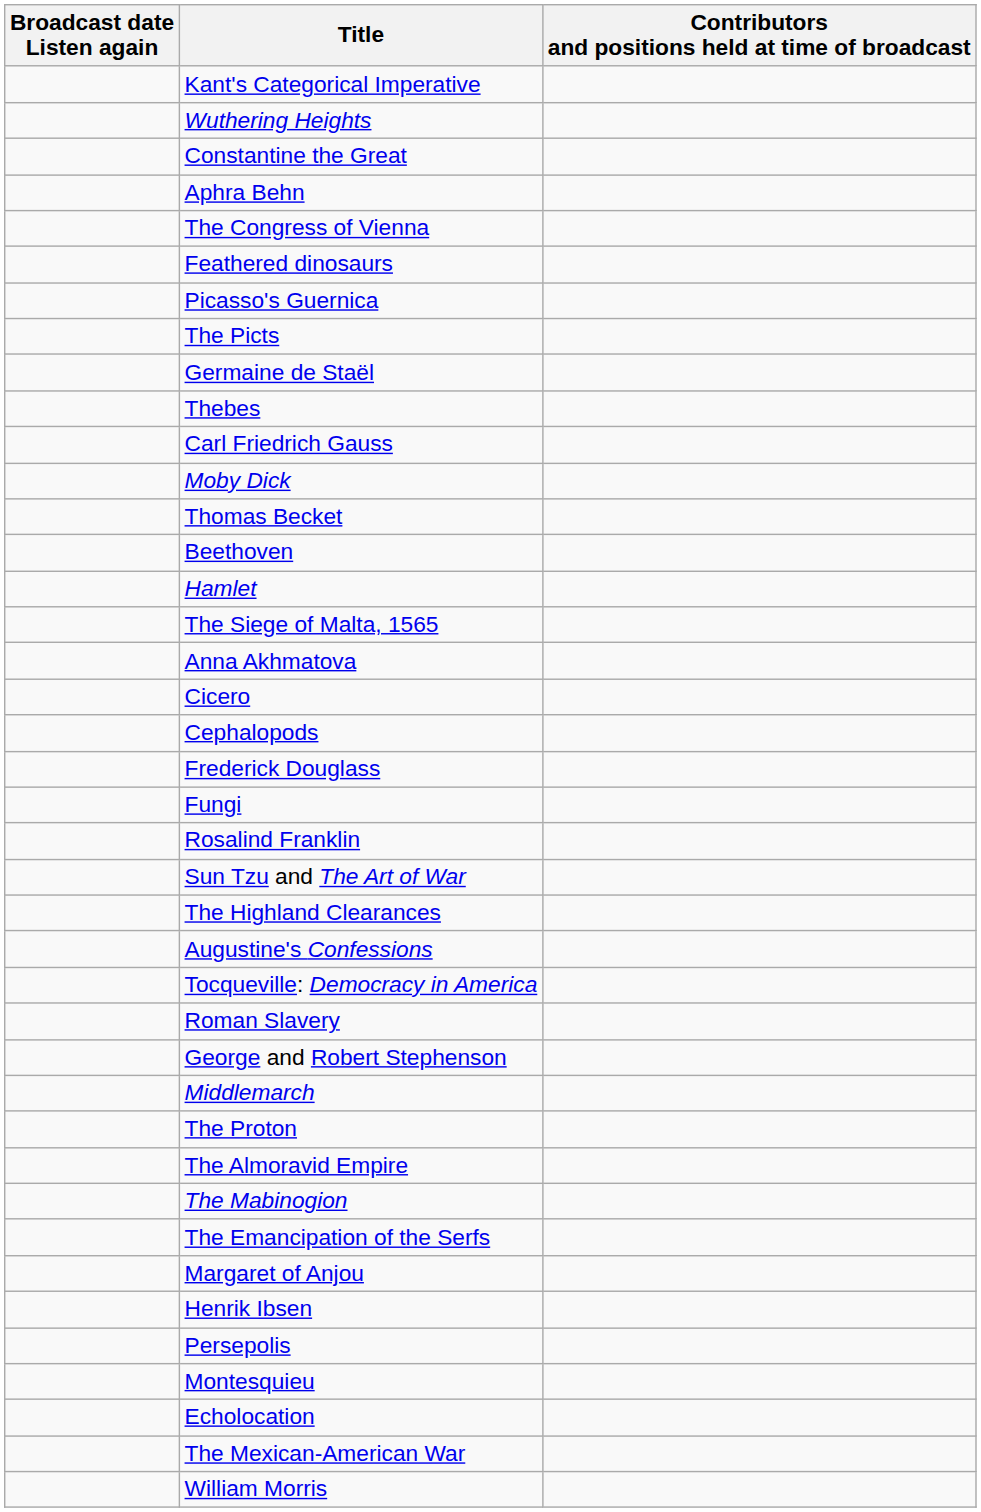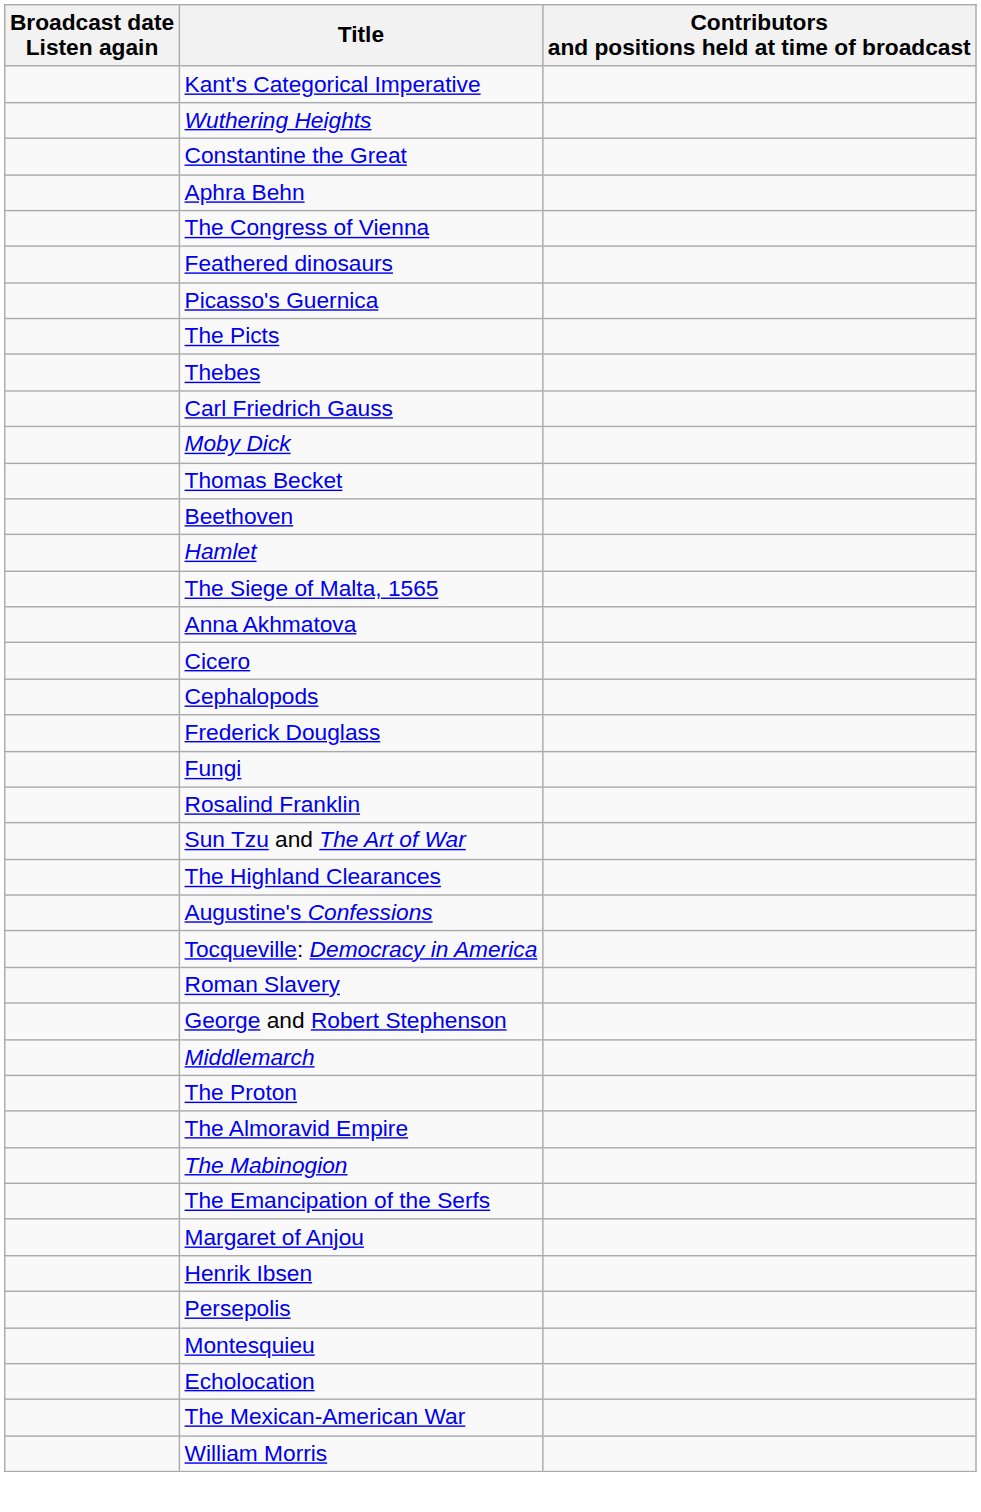- row: (279, 372)
